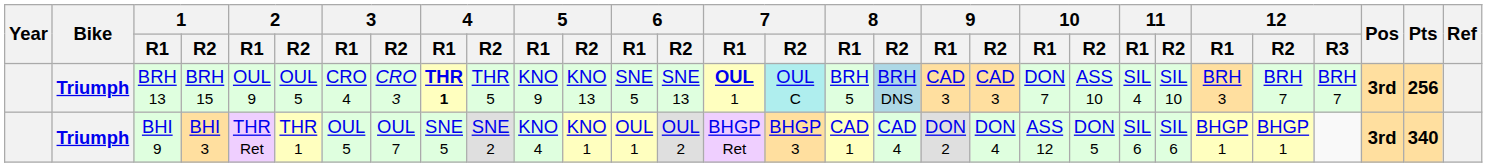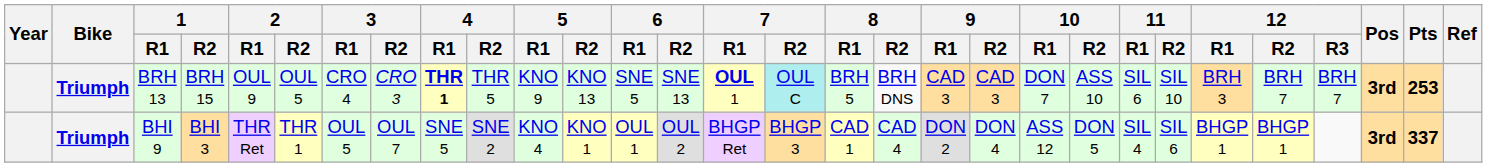(897, 88) lightblue background -> (897, 88) no background
(1137, 88) SIL 4 -> (1137, 88) SIL 6
(1423, 88) 256 -> (1423, 88) 253
(1137, 138) SIL 6 -> (1137, 138) SIL 4
(1423, 138) 340 -> (1423, 138) 337
